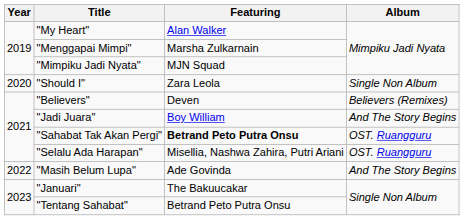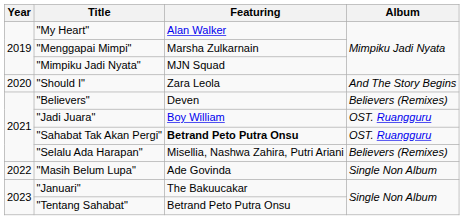(393, 83) Single Non Album -> (403, 83) And The Story Begins
(403, 118) And The Story Begins -> (390, 118) OST. Ruangguru
(390, 153) OST. Ruangguru -> (398, 153) Believers (Remixes)
(403, 170) And The Story Begins -> (393, 170) Single Non Album
